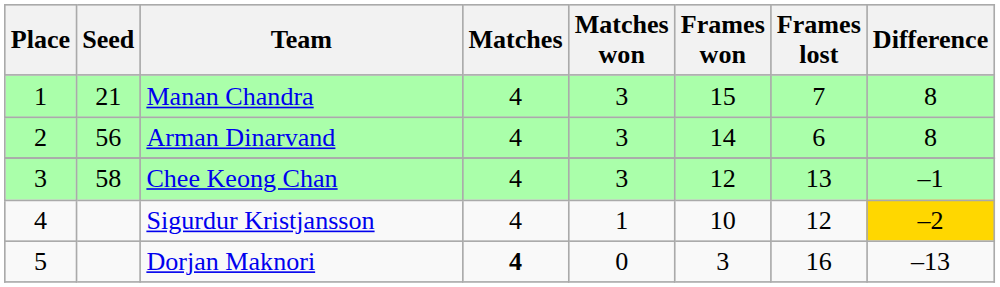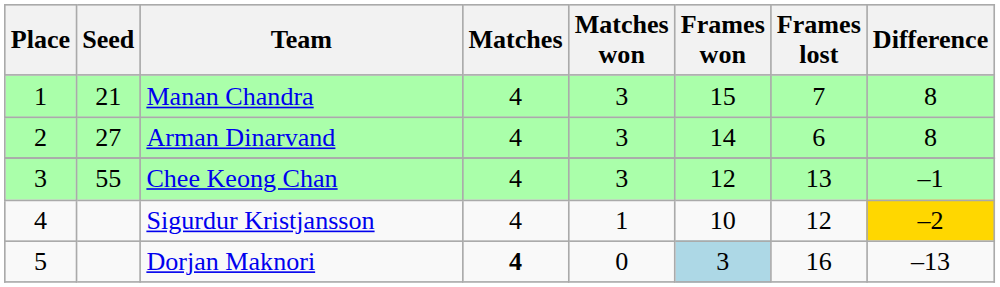(108, 137) 56 -> (108, 137) 27
(108, 178) 58 -> (108, 178) 55
(723, 261) no background -> (723, 261) lightblue background
